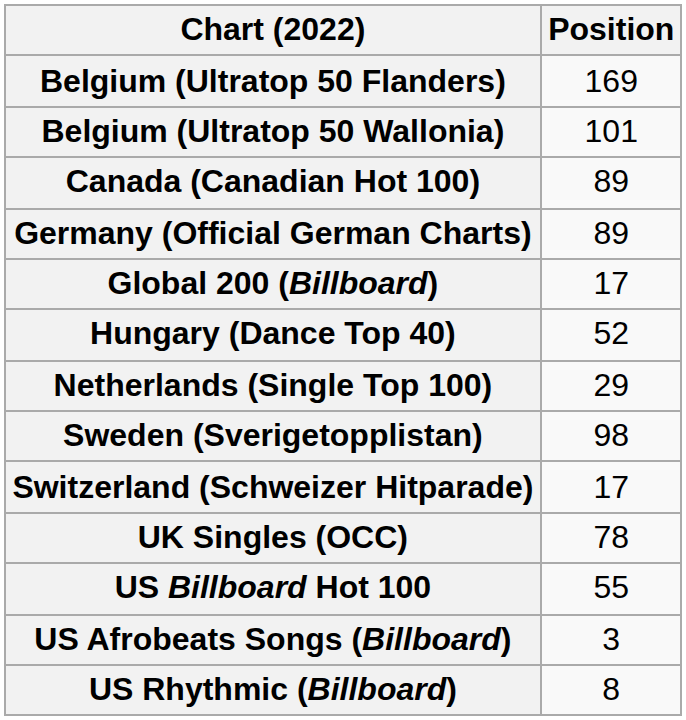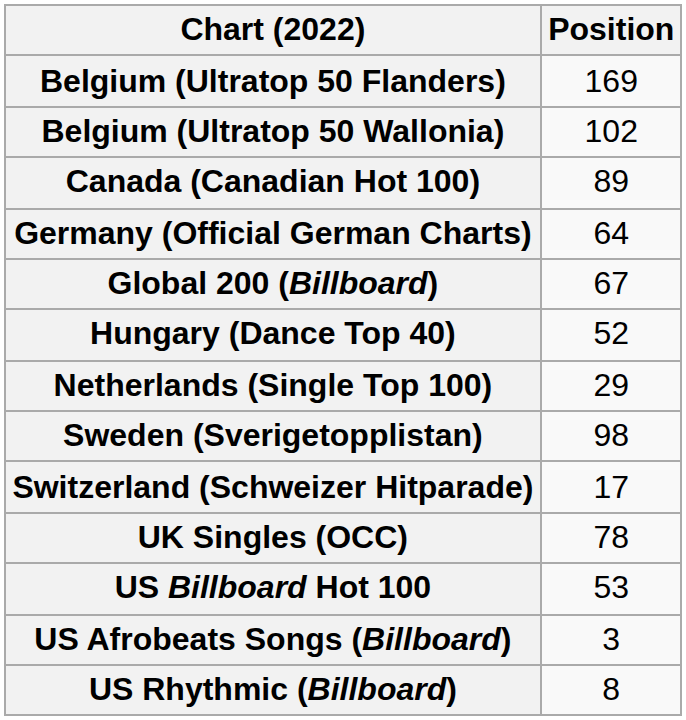(611, 131) 101 -> (611, 131) 102
(611, 232) 89 -> (611, 232) 64
(611, 283) 17 -> (611, 283) 67
(611, 588) 55 -> (611, 588) 53
